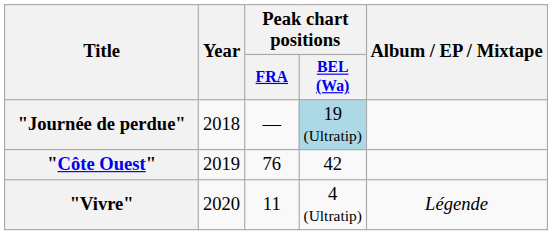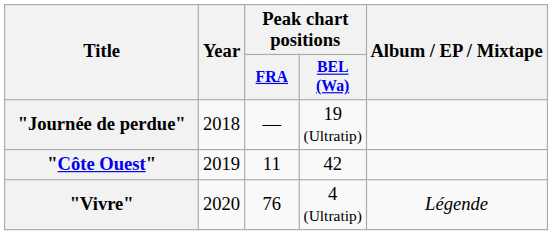(333, 124) lightblue background -> (333, 124) no background
(272, 164) 76 -> (272, 164) 11
(272, 204) 11 -> (272, 204) 76
